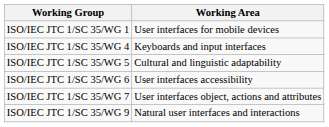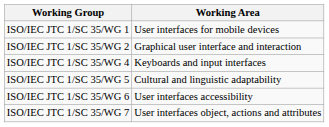+ row: (68, 46)
- row: (68, 113)
